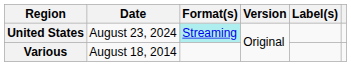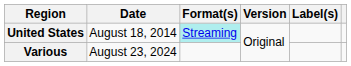(133, 33) August 23, 2024 -> (133, 33) August 18, 2014
(133, 52) August 18, 2014 -> (133, 52) August 23, 2024
